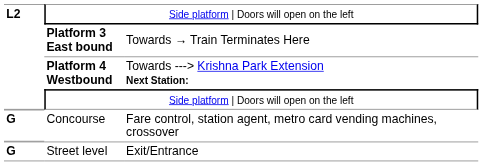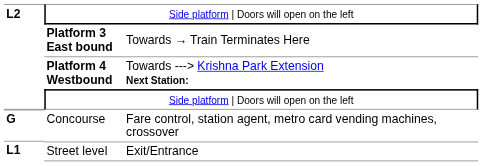(11, 151) G -> (13, 150) L1
